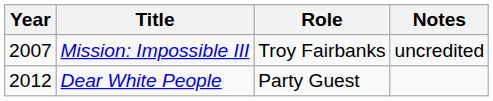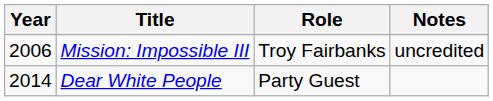(30, 50) 2007 -> (30, 50) 2006
(30, 80) 2012 -> (30, 80) 2014
